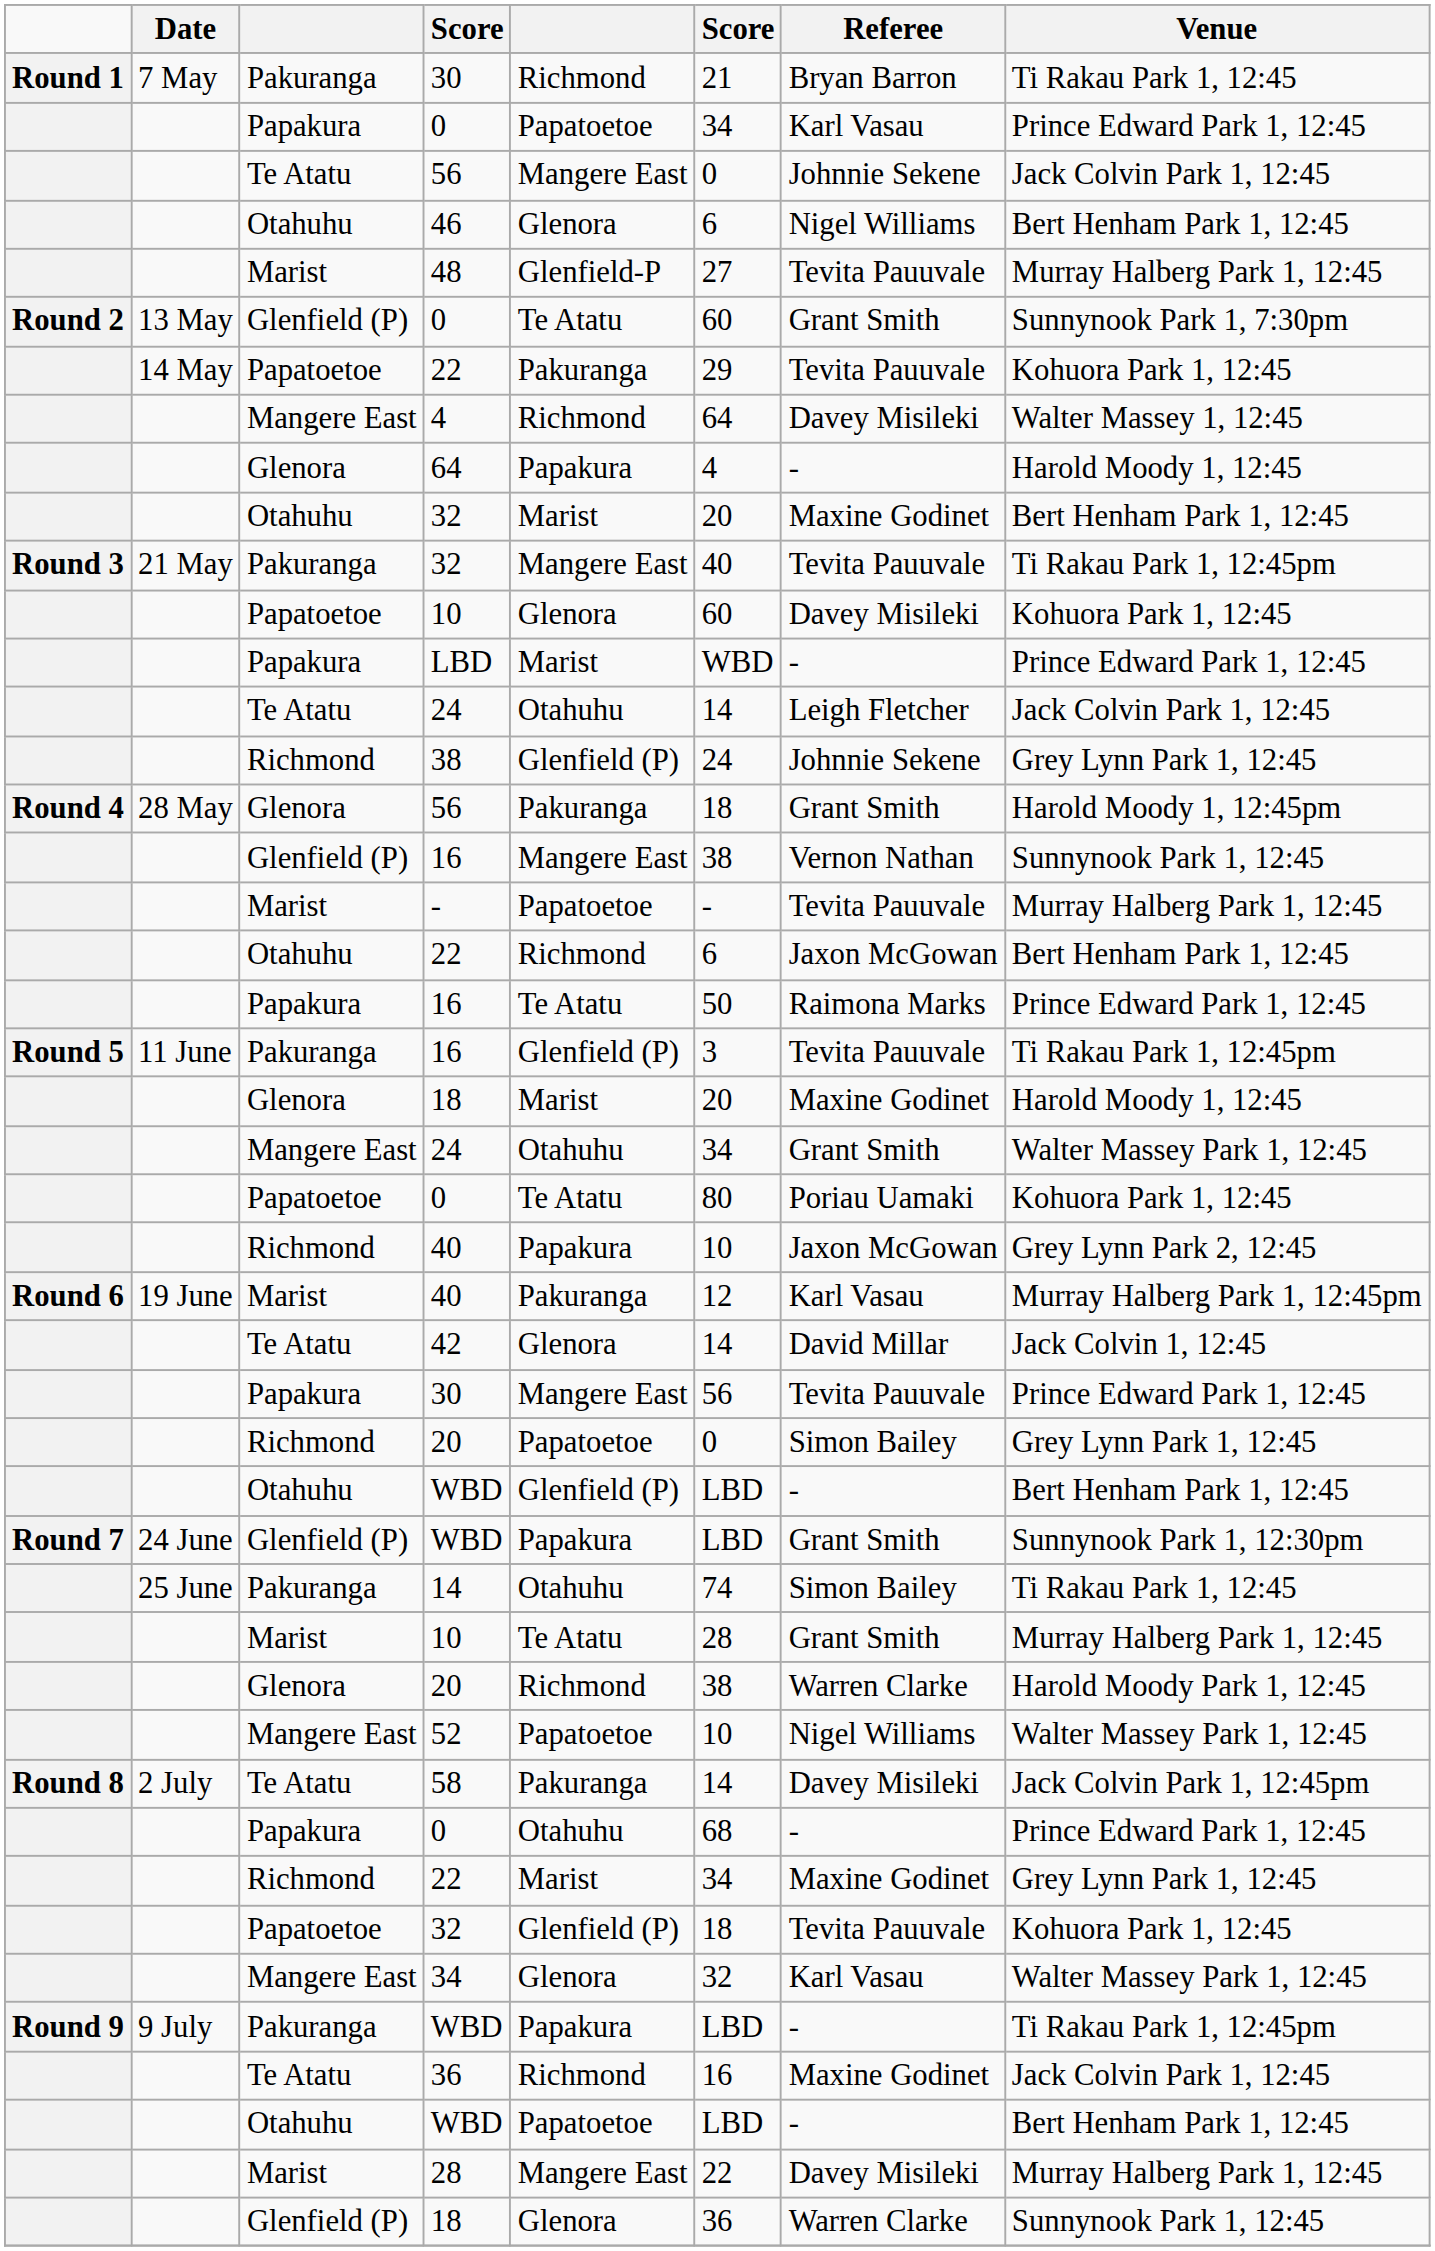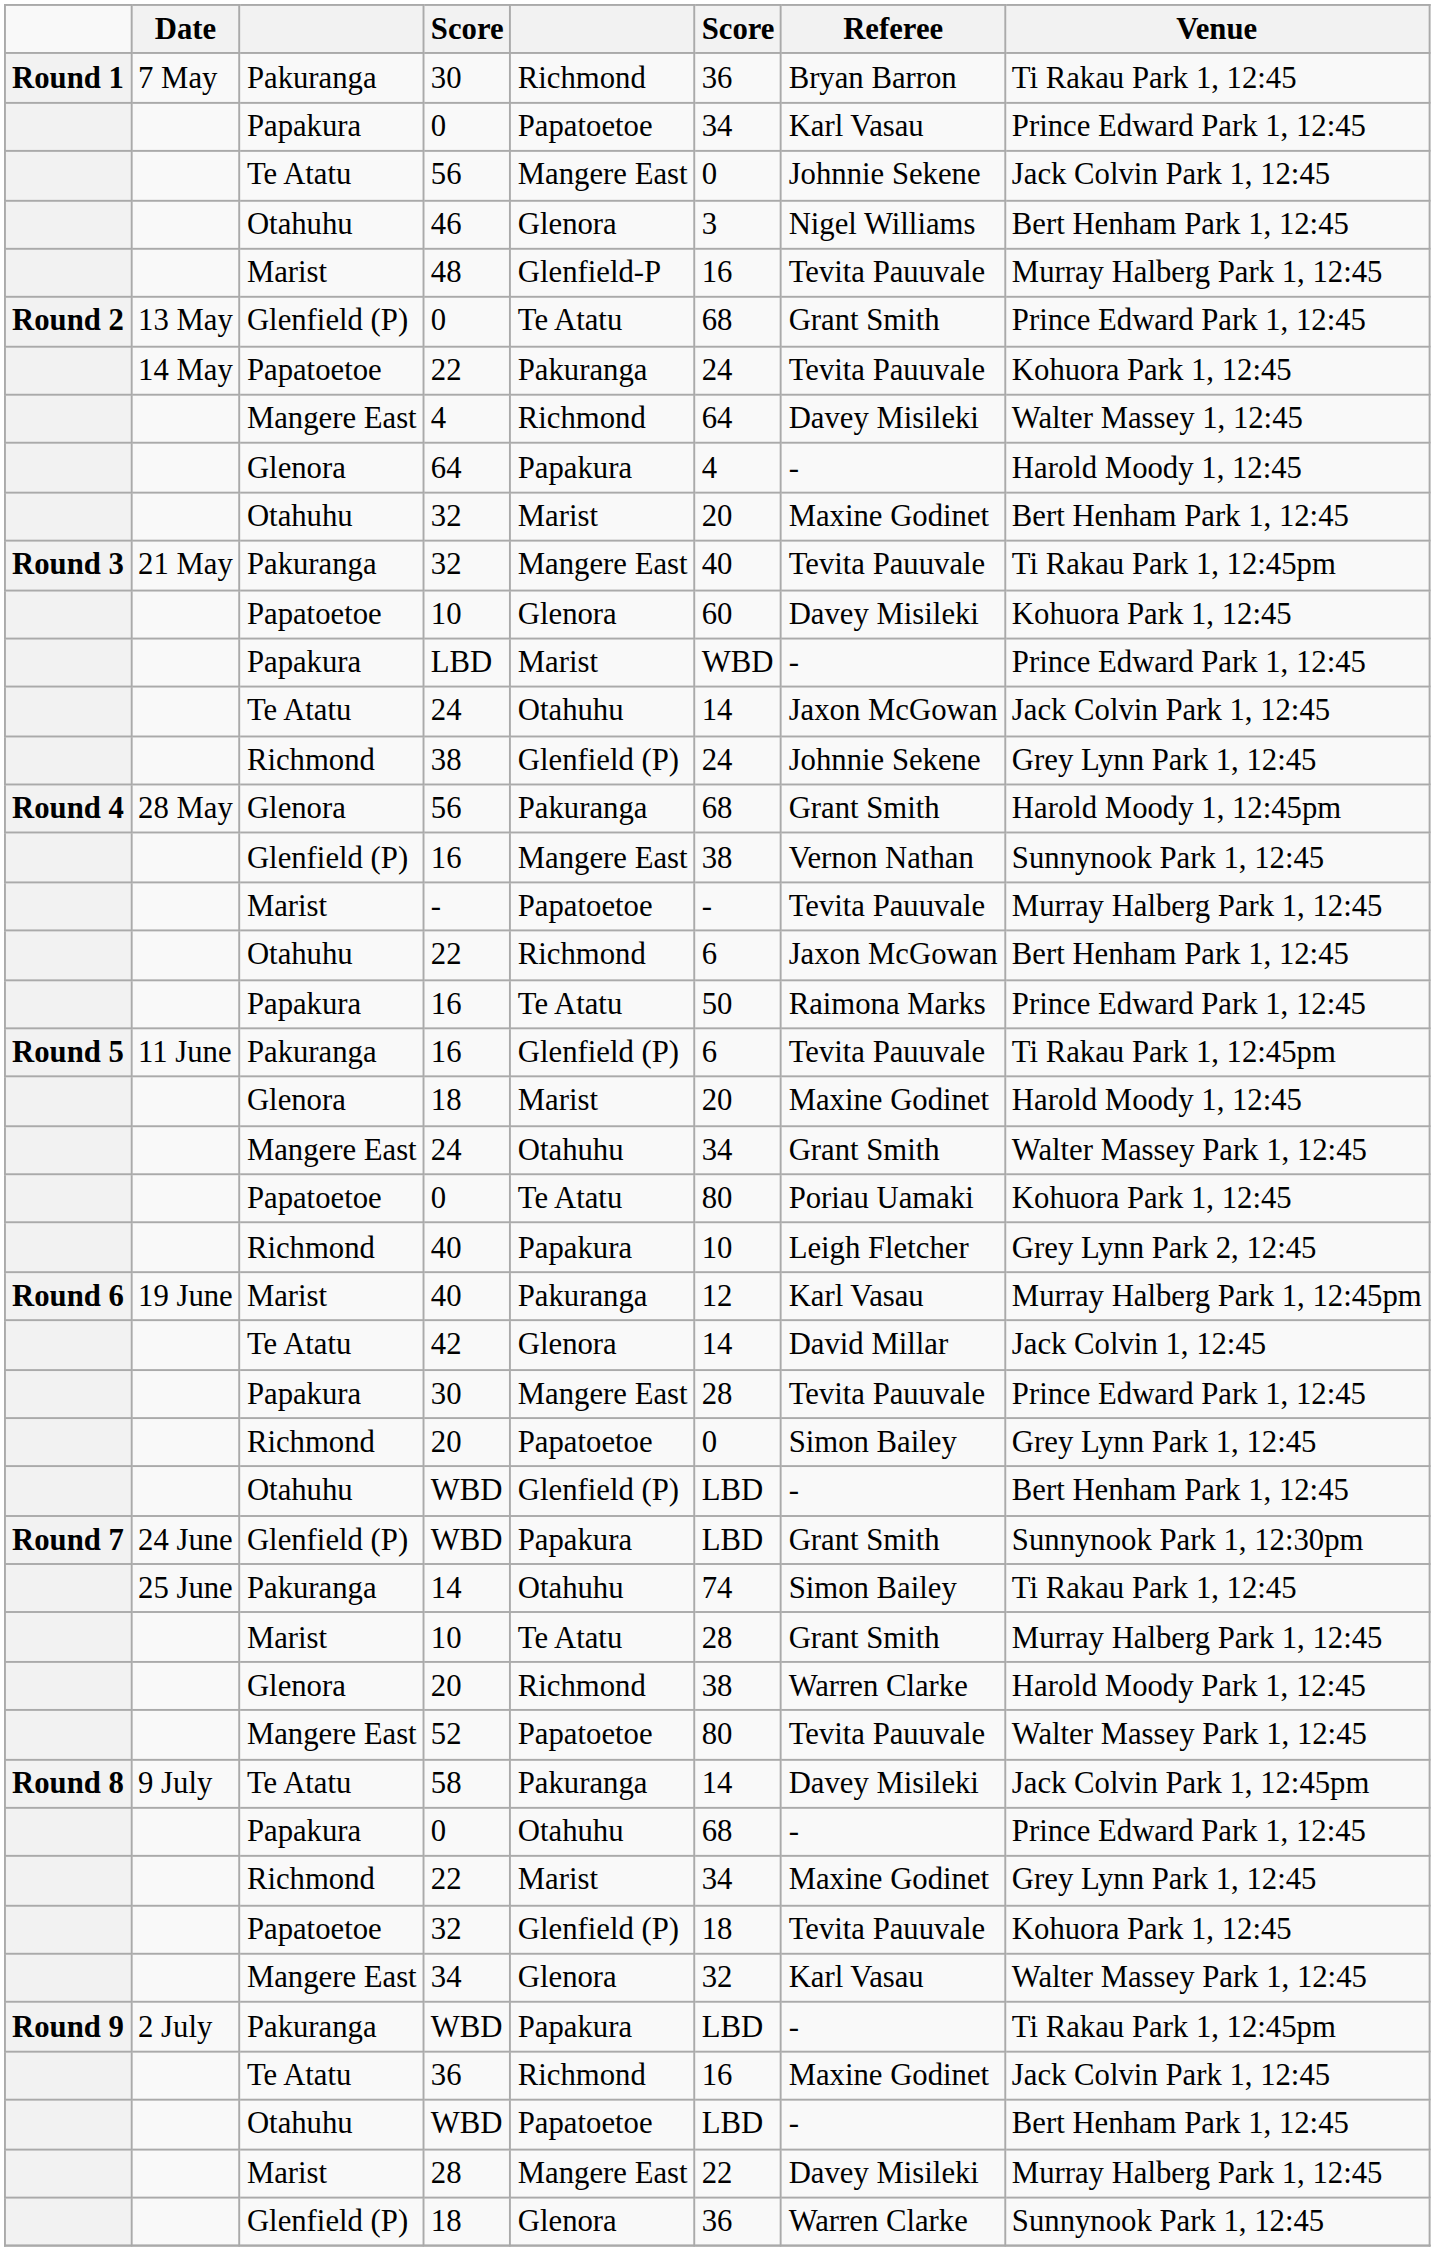(717, 77) 21 -> (717, 77) 36
(709, 223) 6 -> (709, 223) 3
(717, 272) 27 -> (717, 272) 16
(717, 321) 60 -> (717, 321) 68
(1180, 321) Sunnynook Park 1, 7:30pm -> (1189, 321) Prince Edward Park 1, 12:45
(717, 369) 29 -> (717, 369) 24
(879, 710) Leigh Fletcher -> (893, 710) Jaxon McGowan
(717, 808) 18 -> (717, 808) 68
(709, 1051) 3 -> (709, 1051) 6
(893, 1246) Jaxon McGowan -> (879, 1246) Leigh Fletcher
(717, 1393) 56 -> (717, 1393) 28
(717, 1734) 10 -> (717, 1734) 80
(882, 1734) Nigel Williams -> (887, 1734) Tevita Pauuvale
(175, 1782) 2 July -> (175, 1782) 9 July
(175, 2026) 9 July -> (175, 2026) 2 July
